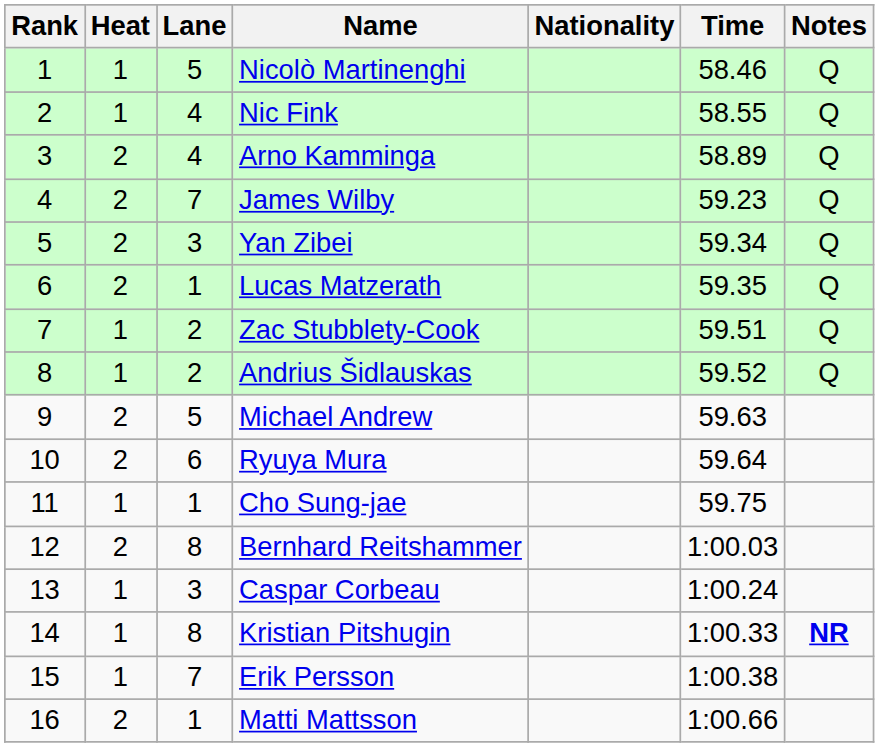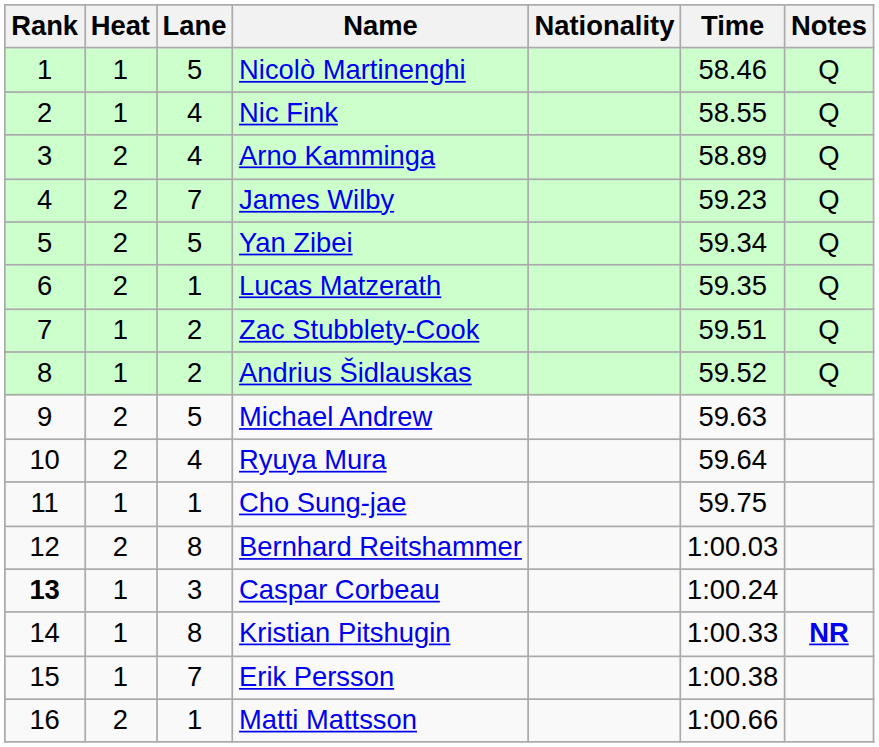(195, 243) 3 -> (195, 243) 5
(195, 460) 6 -> (195, 460) 4
(45, 590) normal -> (45, 590) bold
